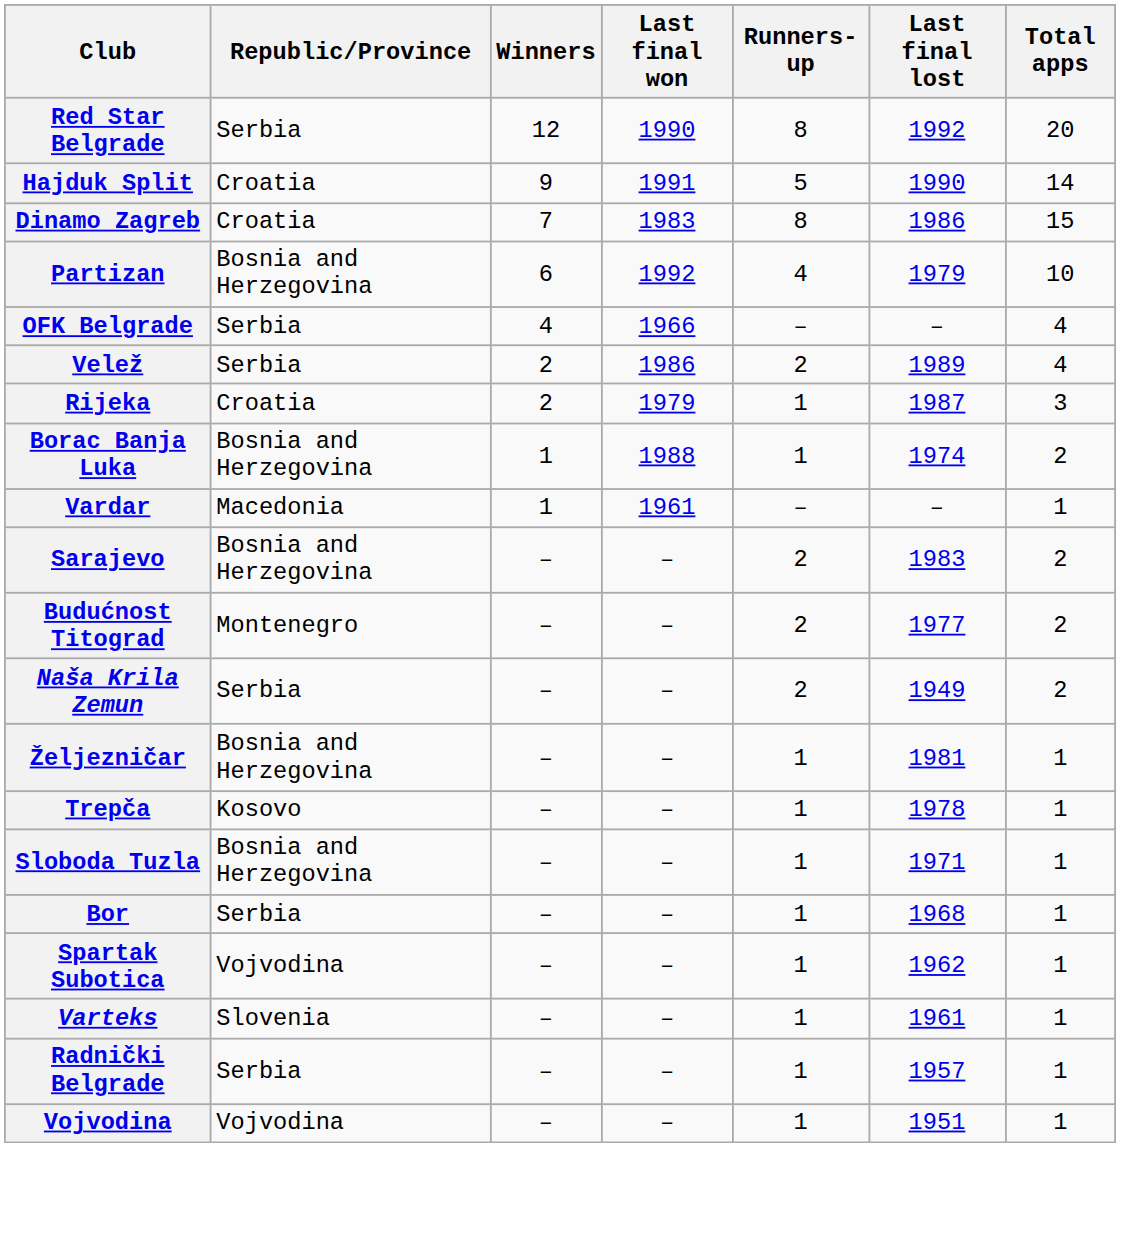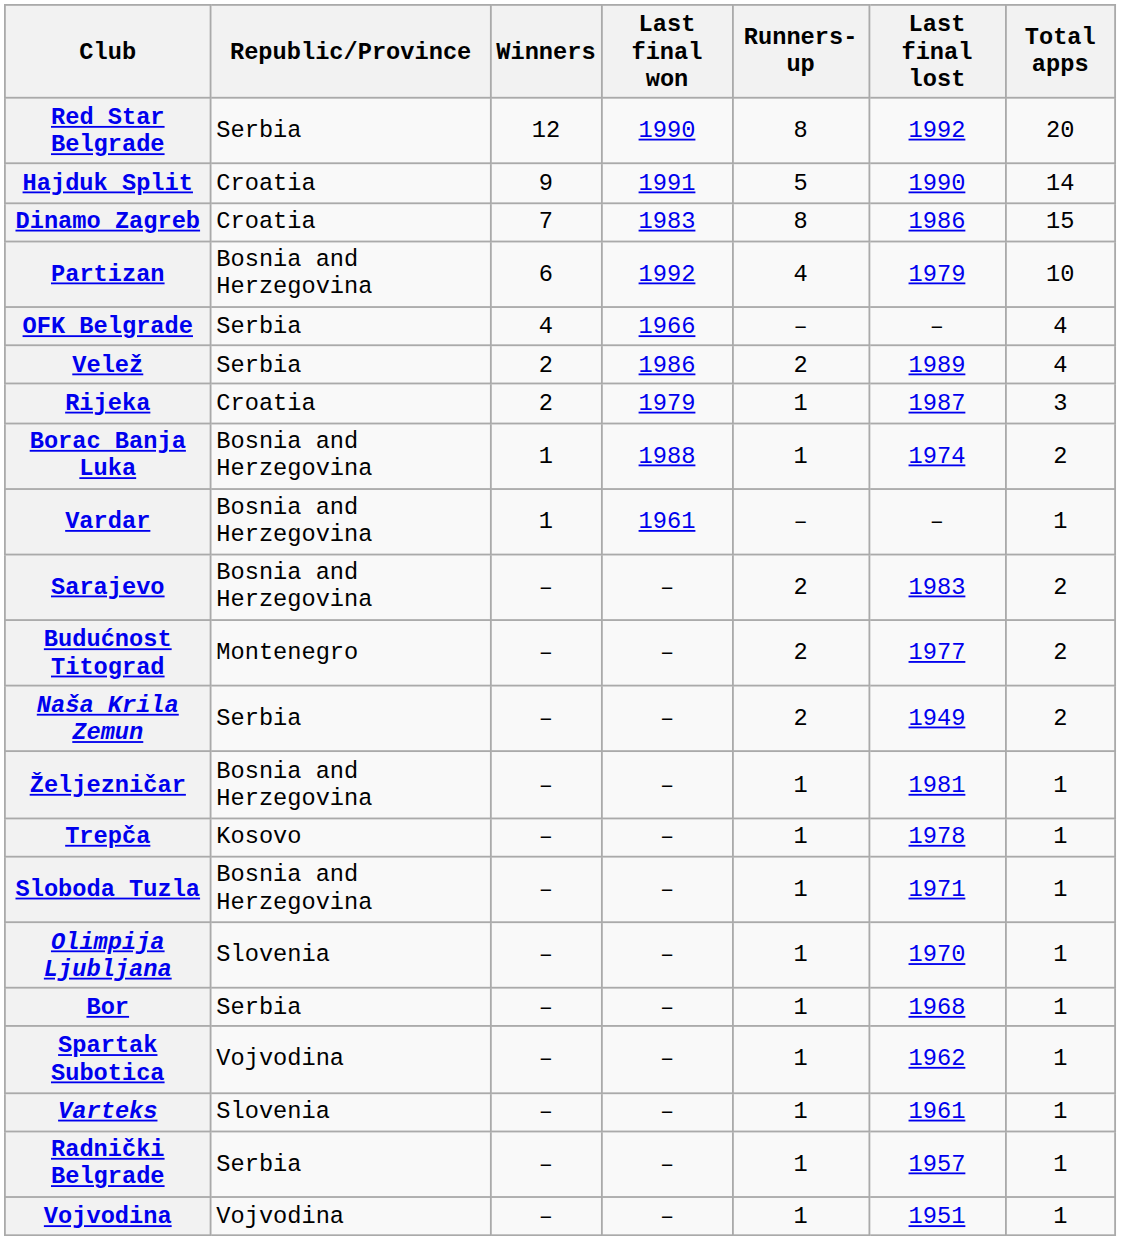(280, 508) Macedonia -> (294, 521) Bosnia and Herzegovina
+ row: (108, 955)
